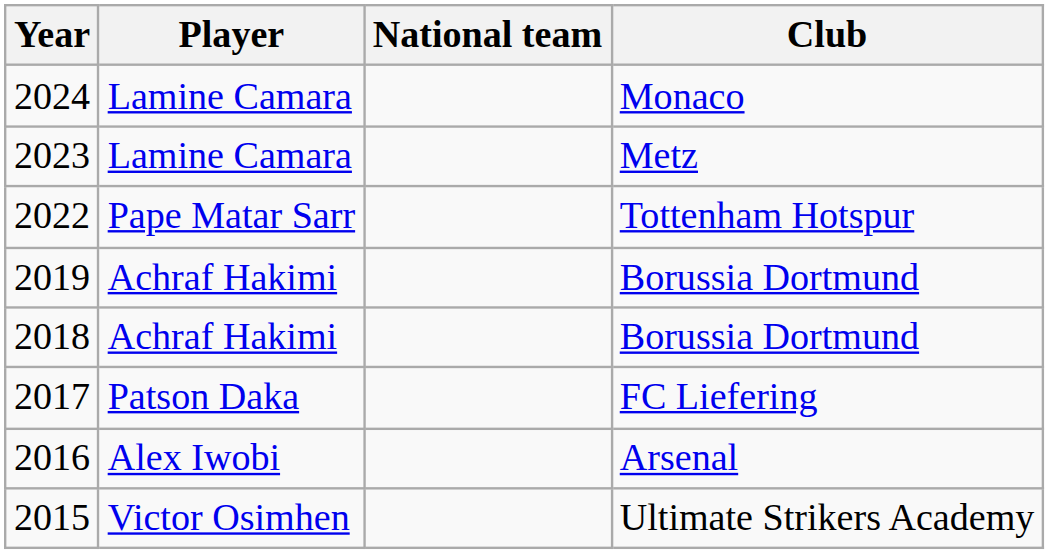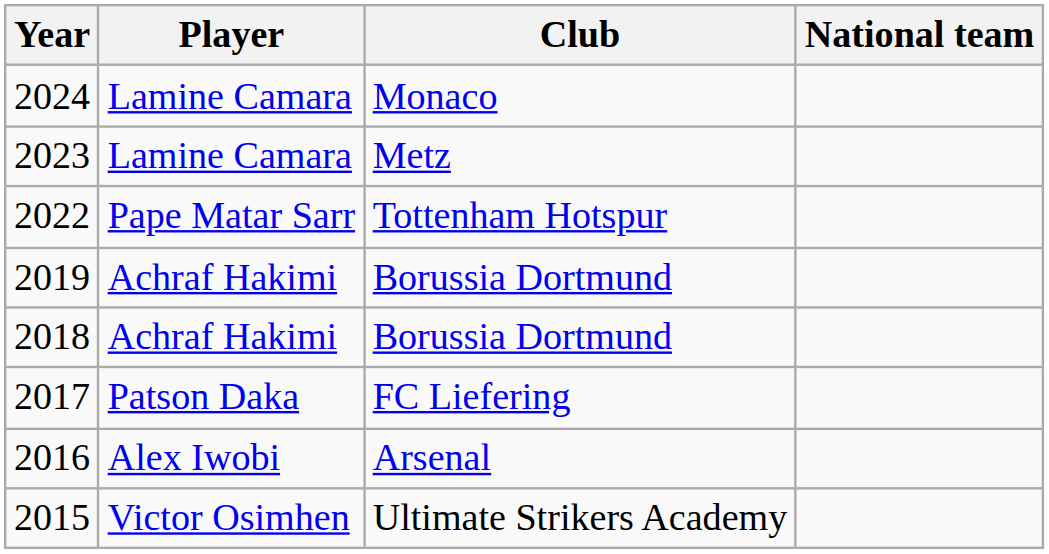columns swapped: (487, 34) <-> (827, 34)
